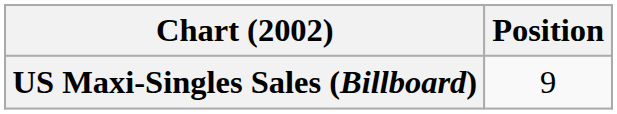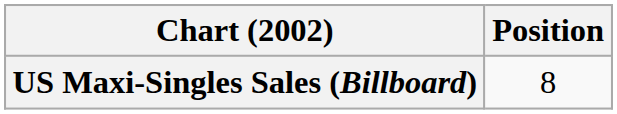(548, 81) 9 -> (548, 81) 8
